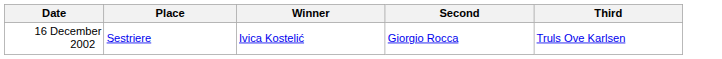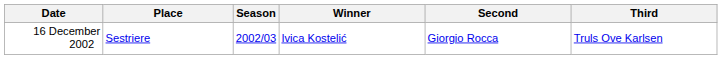+ column: (256, 13)
